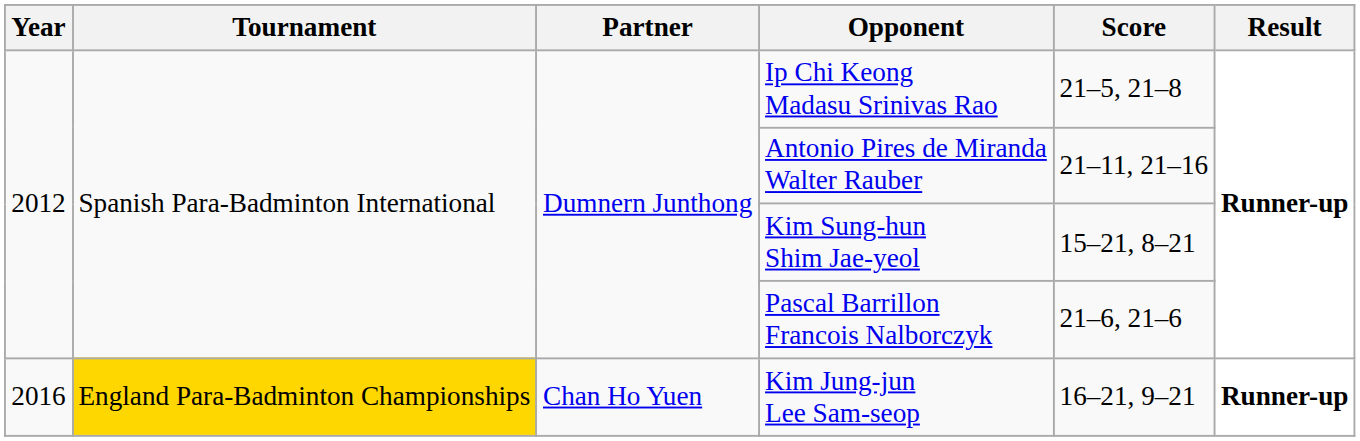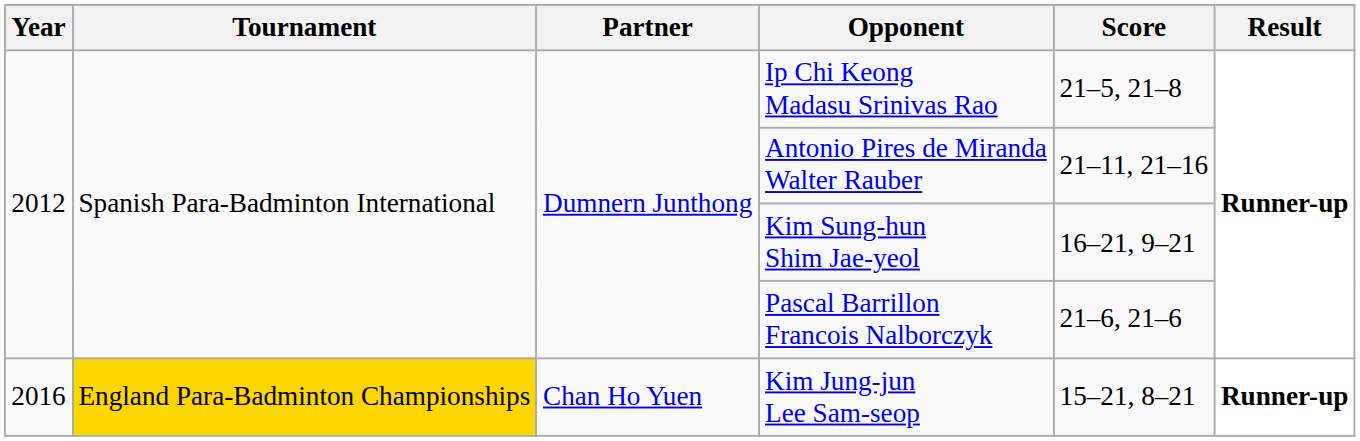(1128, 242) 15–21, 8–21 -> (1128, 242) 16–21, 9–21
(1128, 396) 16–21, 9–21 -> (1128, 396) 15–21, 8–21
